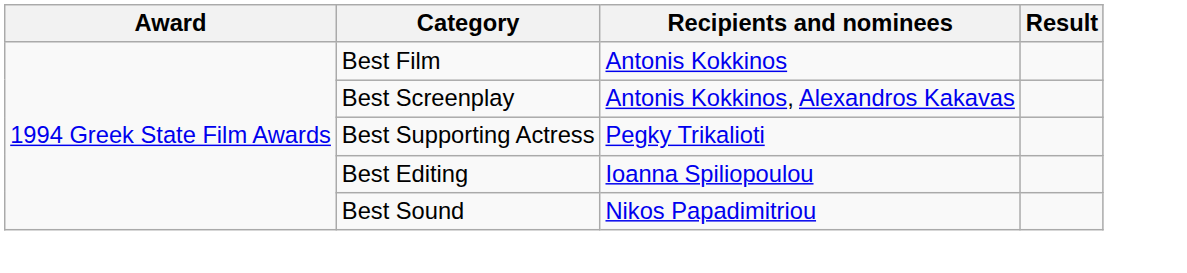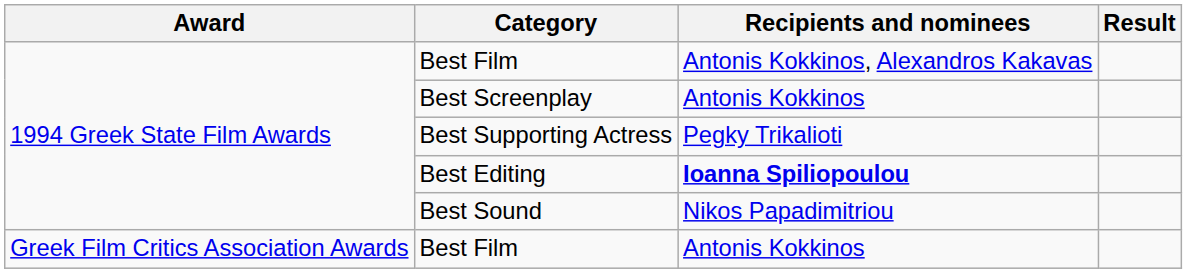(696, 60) Antonis Kokkinos -> (888, 60) Antonis Kokkinos, Alexandros Kakavas
(810, 98) Antonis Kokkinos, Alexandros Kakavas -> (774, 98) Antonis Kokkinos
(709, 173) normal -> (796, 173) bold
+ row: (209, 248)
